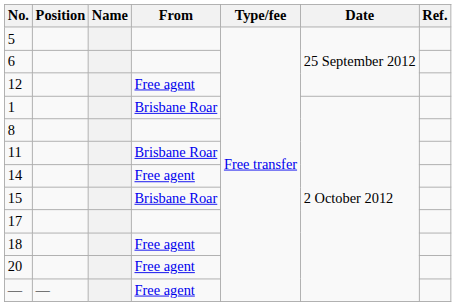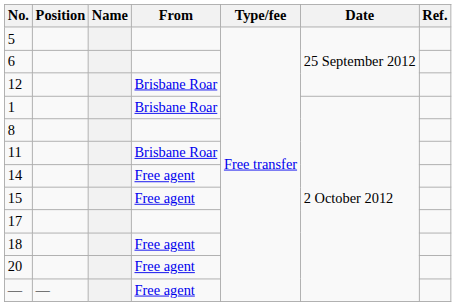(165, 84) Free agent -> (176, 84) Brisbane Roar
(176, 198) Brisbane Roar -> (165, 198) Free agent
